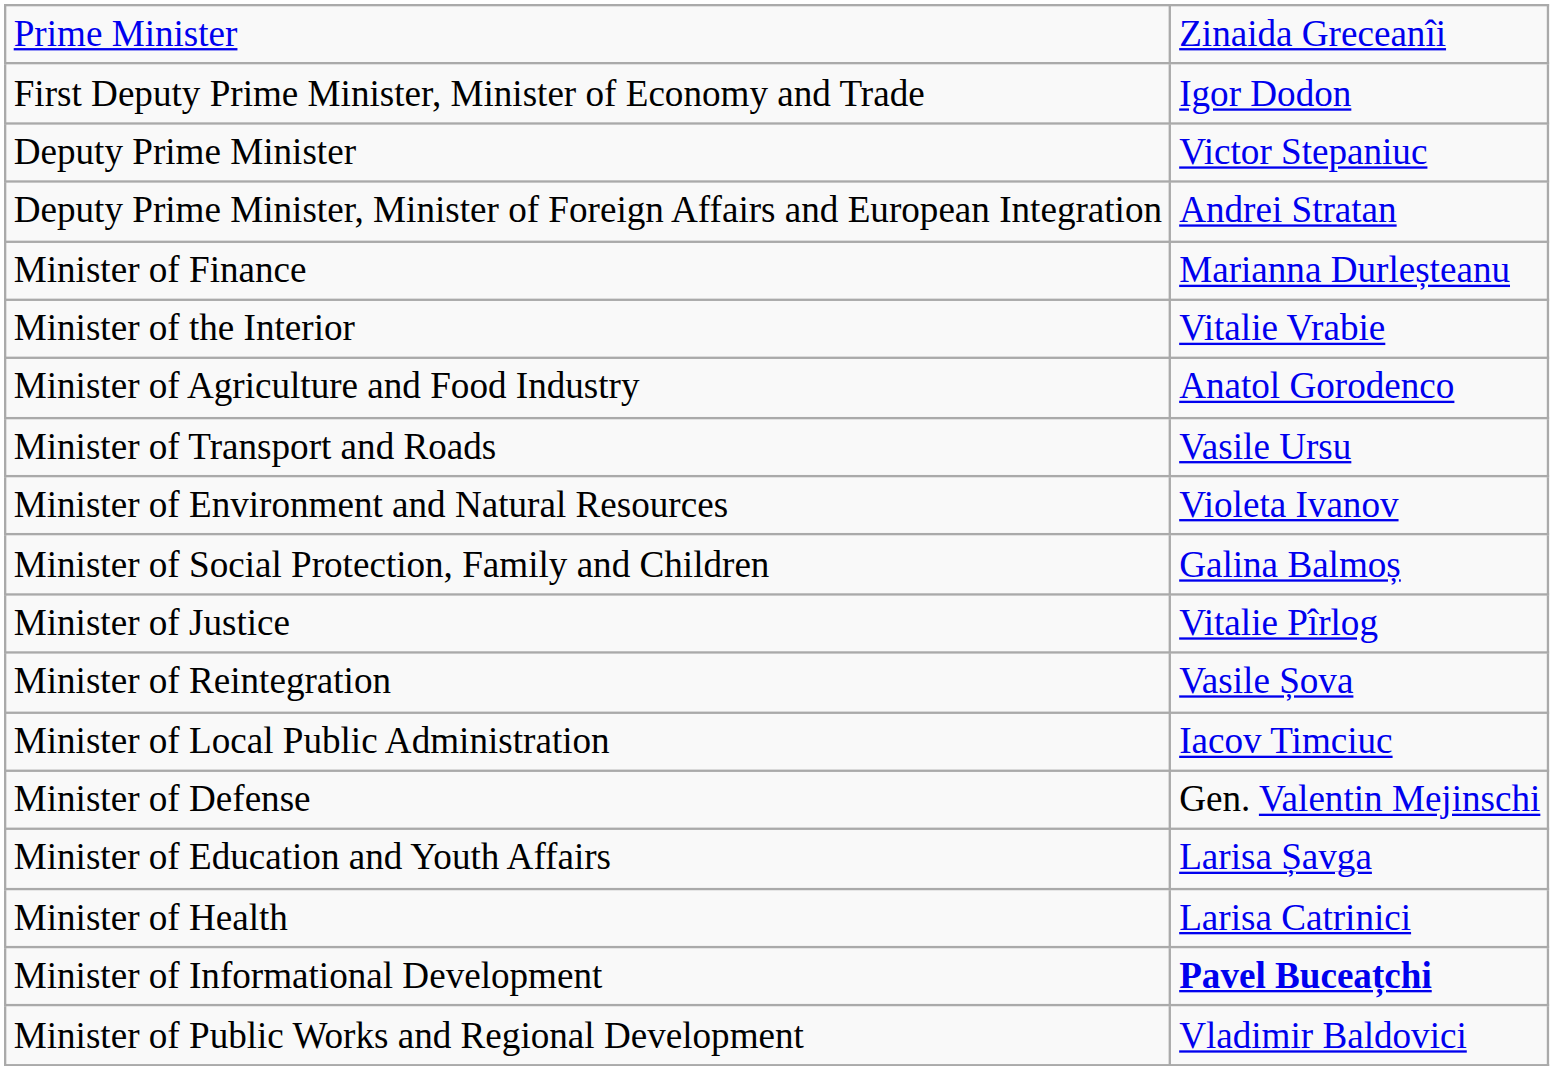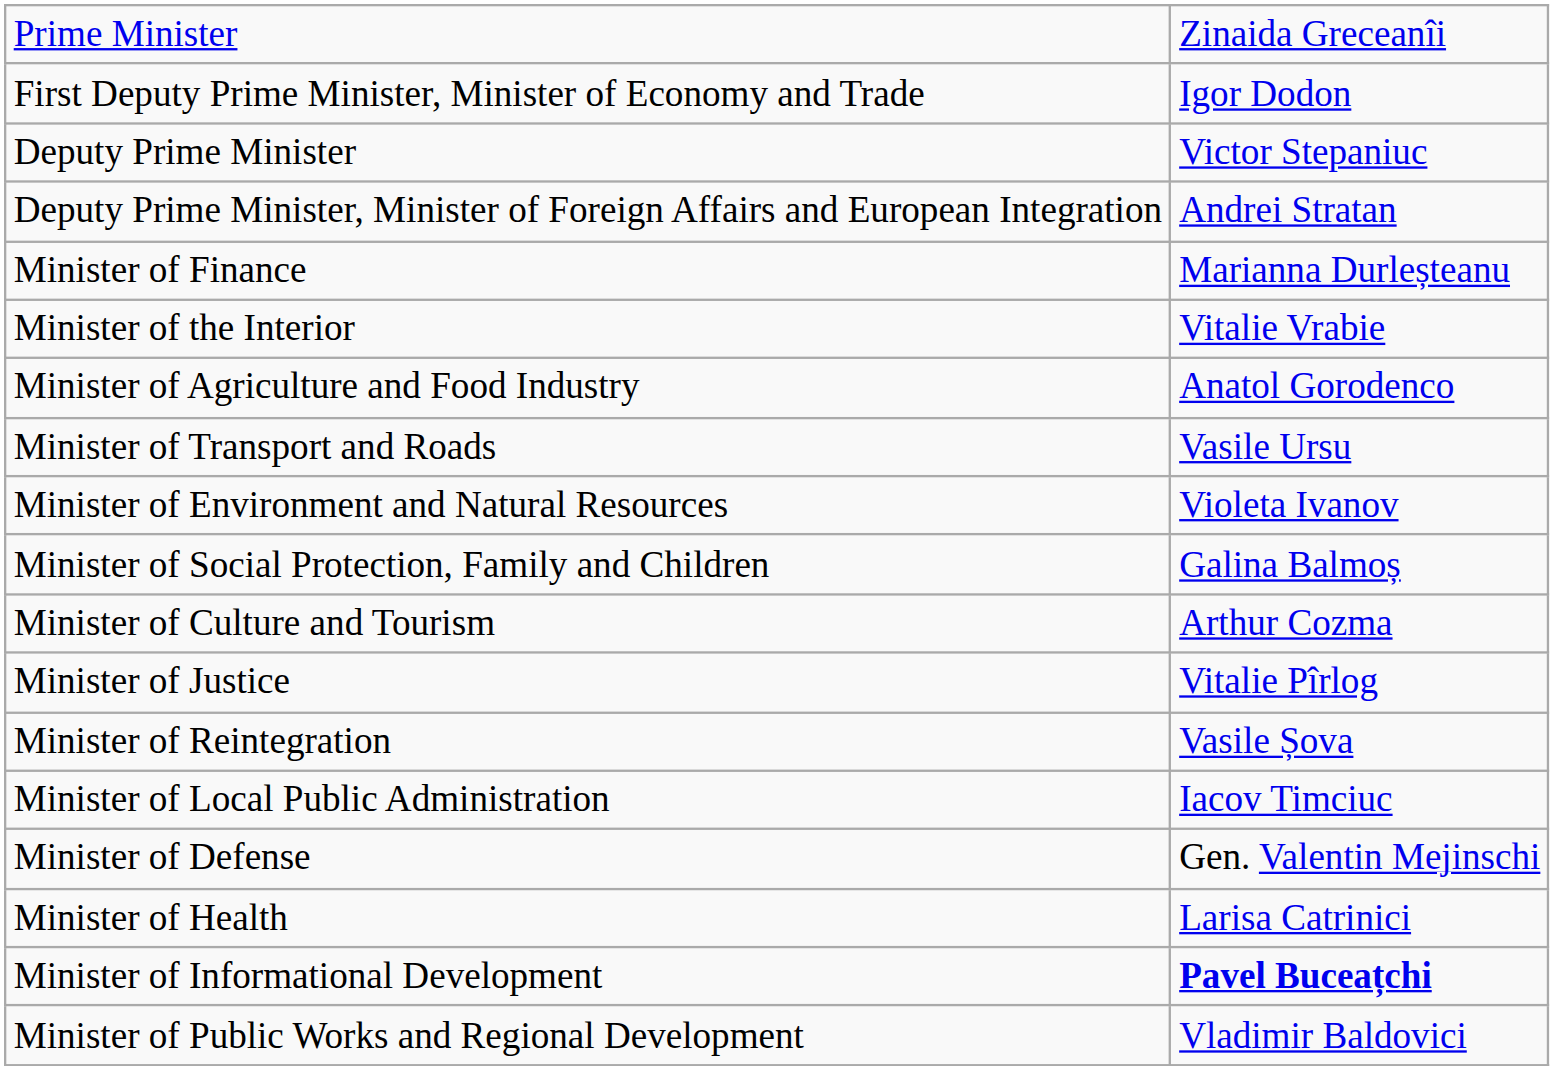+ row: (254, 622)
- row: (312, 858)
